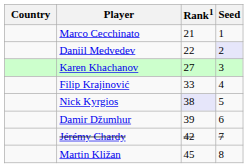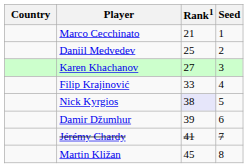(189, 50) 22 -> (189, 50) 25
(221, 50) lavender background -> (221, 50) no background
(189, 136) 42 -> (189, 136) 41
